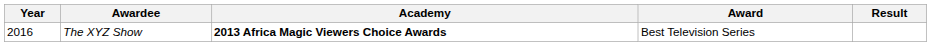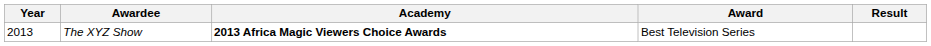(20, 32) 2016 -> (20, 32) 2013
